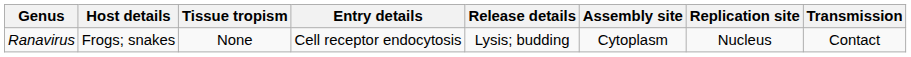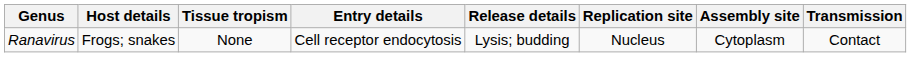columns swapped: (745, 16) <-> (633, 16)
